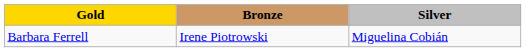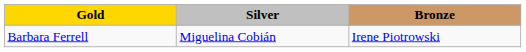columns swapped: (435, 15) <-> (263, 15)
